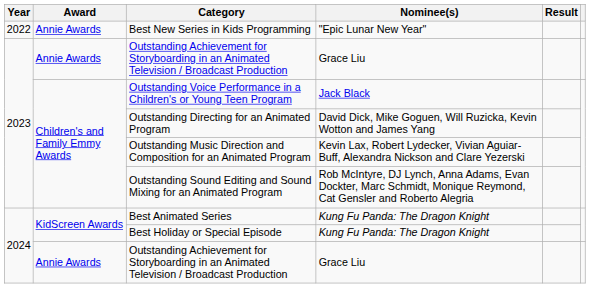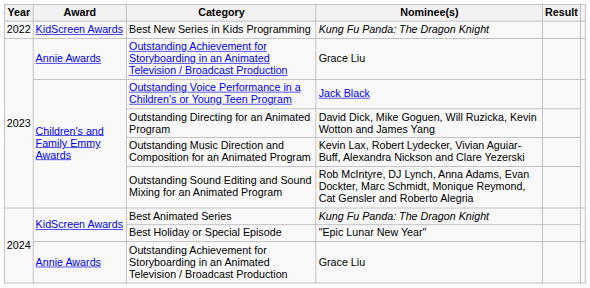(68, 30) Annie Awards -> (79, 30) KidScreen Awards
(373, 30) "Epic Lunar New Year" -> (404, 30) Kung Fu Panda: The Dragon Knight
(404, 233) Kung Fu Panda: The Dragon Knight -> (373, 233) "Epic Lunar New Year"
